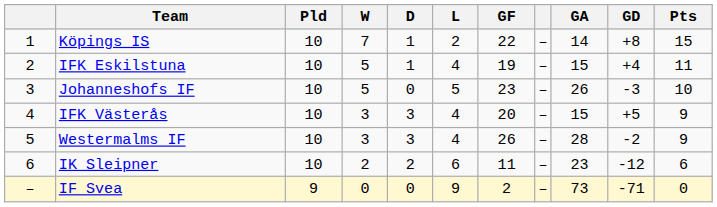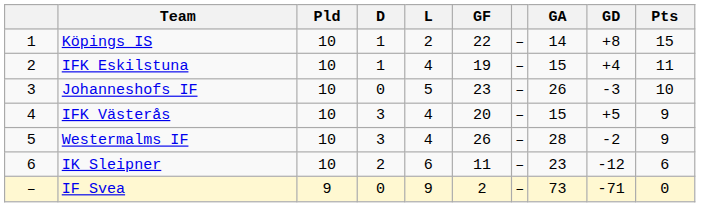- column: (365, 17)
